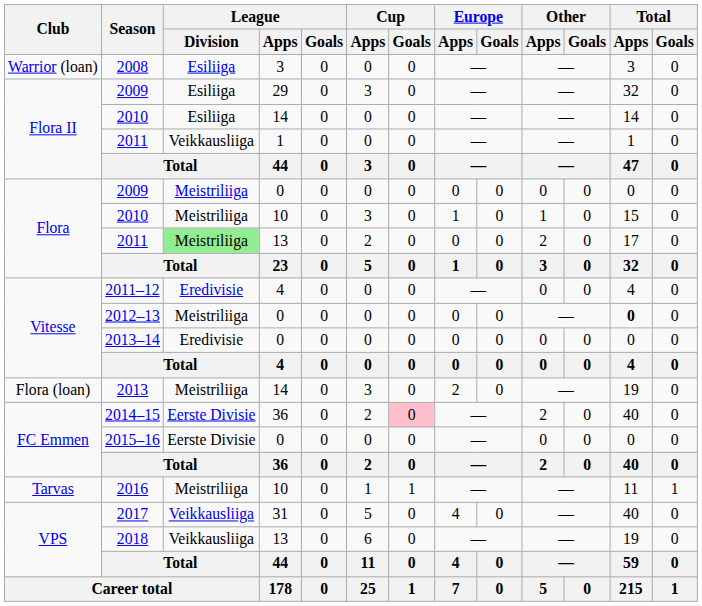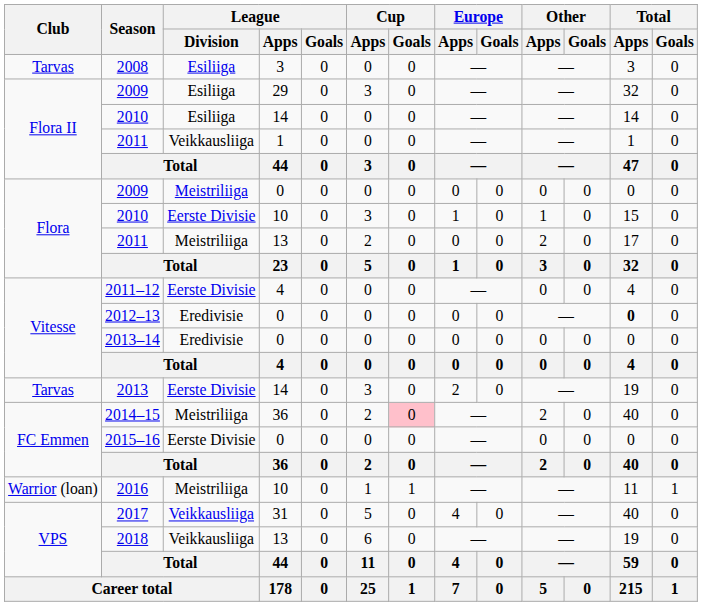(53, 66) Warrior (loan) -> (53, 66) Tarvas
(211, 215) Meistriliiga -> (211, 215) Eerste Divisie
(211, 240) lightgreen background -> (211, 240) no background
(211, 290) Eredivisie -> (211, 290) Eerste Divisie
(211, 315) Meistriliiga -> (211, 315) Eredivisie
(53, 389) Flora (loan) -> (53, 389) Tarvas
(211, 389) Meistriliiga -> (211, 389) Eerste Divisie
(211, 414) Eerste Divisie -> (211, 414) Meistriliiga
(53, 489) Tarvas -> (53, 489) Warrior (loan)
